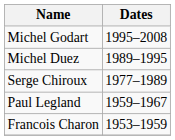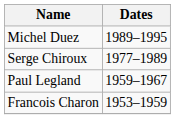- row: (48, 37)
